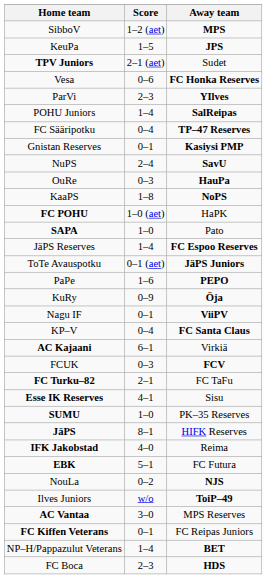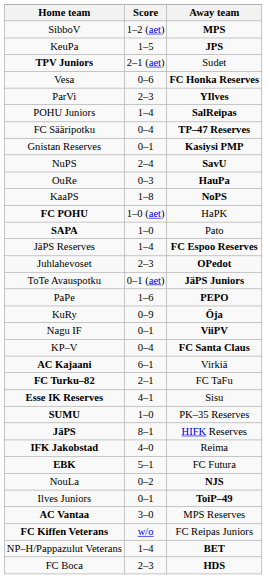+ row: (64, 264)
- row: (64, 364)
(146, 498) w/o -> (146, 498) 0–1
(146, 532) 0–1 -> (146, 532) w/o
